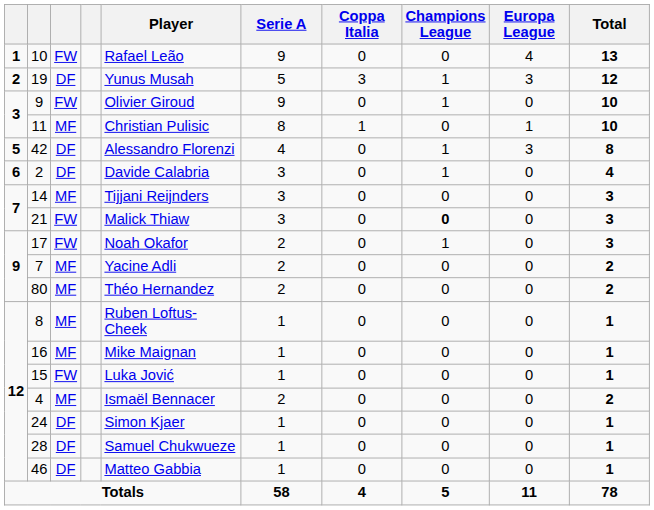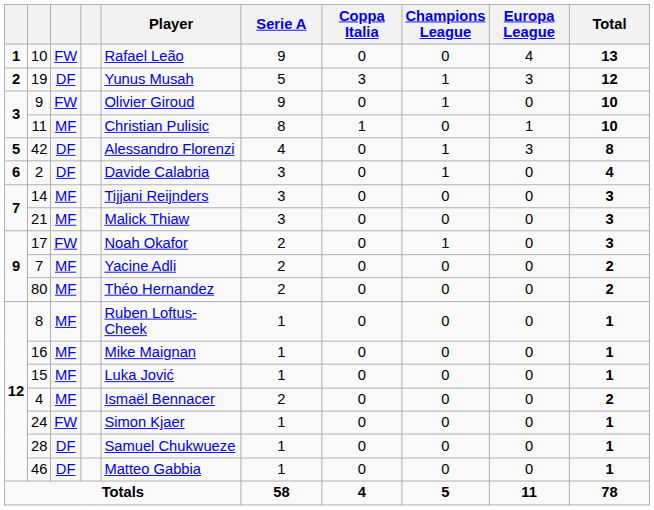(66, 219) FW -> (66, 219) MF
(445, 219) bold -> (445, 219) normal
(66, 376) FW -> (66, 376) MF
(66, 422) DF -> (66, 422) FW
